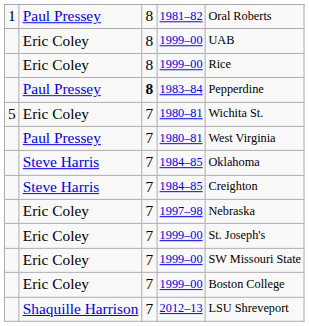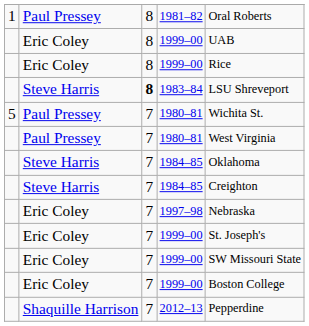(62, 89) Paul Pressey -> (61, 89) Steve Harris
(236, 89) Pepperdine -> (249, 89) LSU Shreveport
(56, 114) Eric Coley -> (62, 114) Paul Pressey
(249, 308) LSU Shreveport -> (236, 308) Pepperdine
